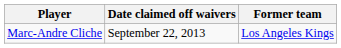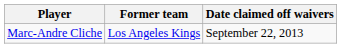columns swapped: (288, 14) <-> (172, 14)
